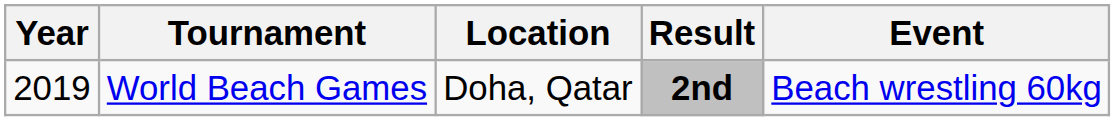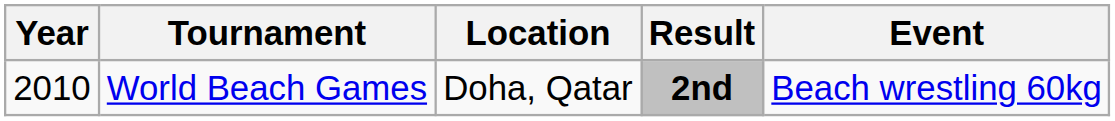(52, 88) 2019 -> (52, 88) 2010
